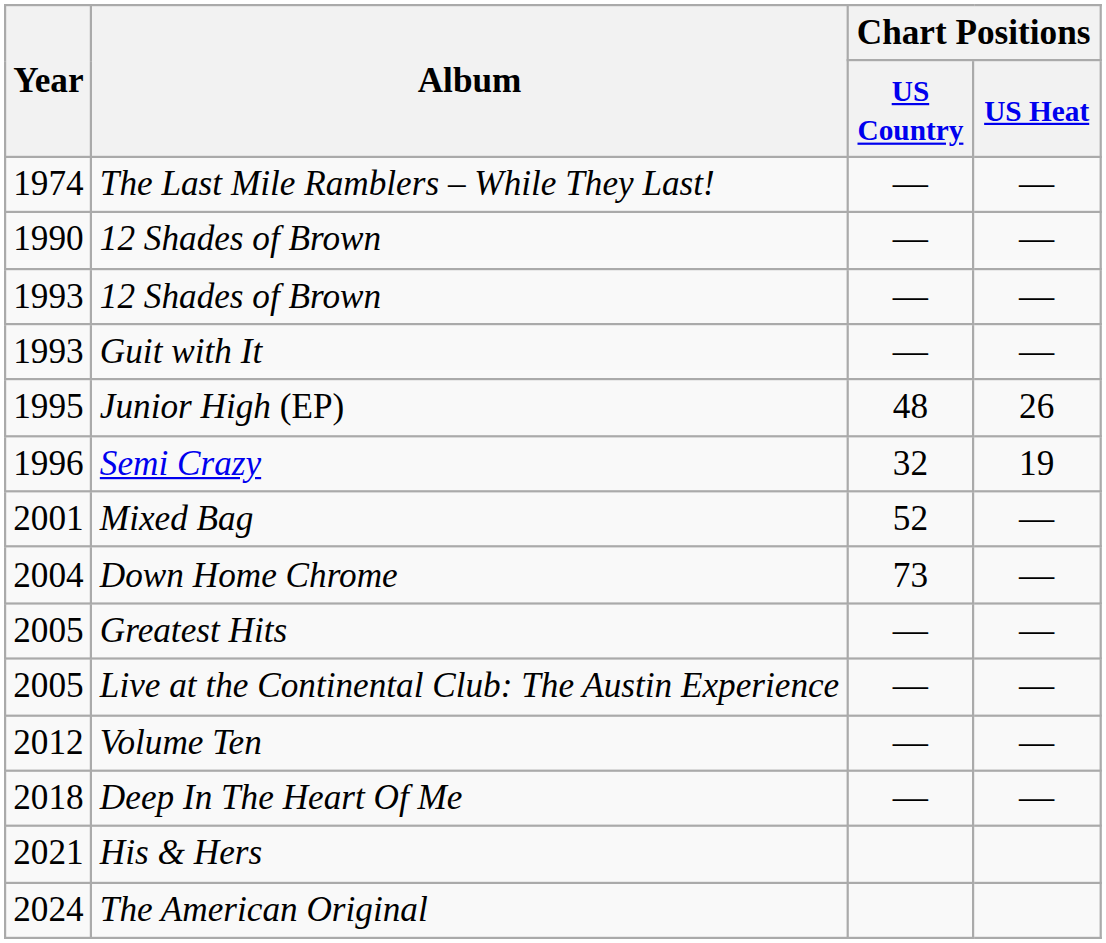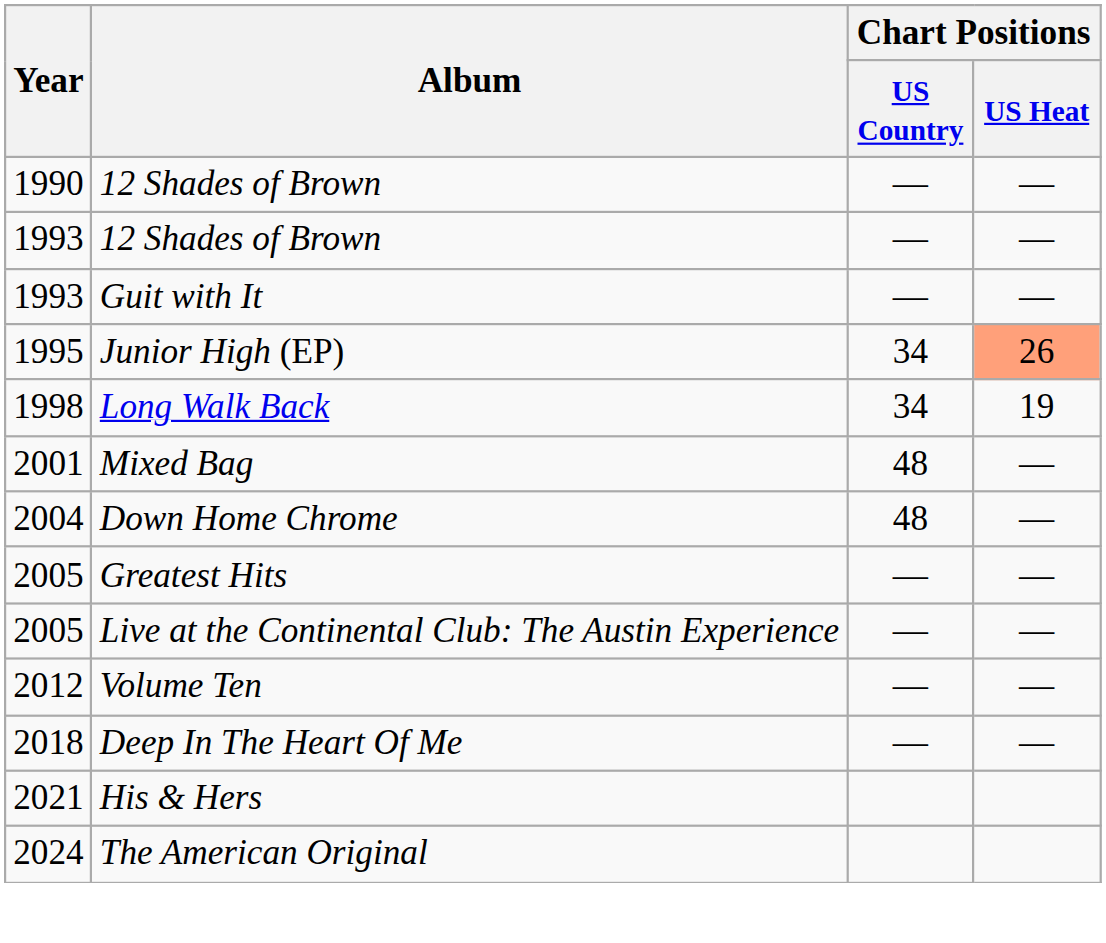- row: (48, 183)
(910, 406) 48 -> (910, 351) 34
(1037, 406) no background -> (1037, 351) lightsalmon background
- row: (48, 462)
+ row: (48, 406)
(910, 518) 52 -> (910, 462) 48
(910, 574) 73 -> (910, 518) 48
